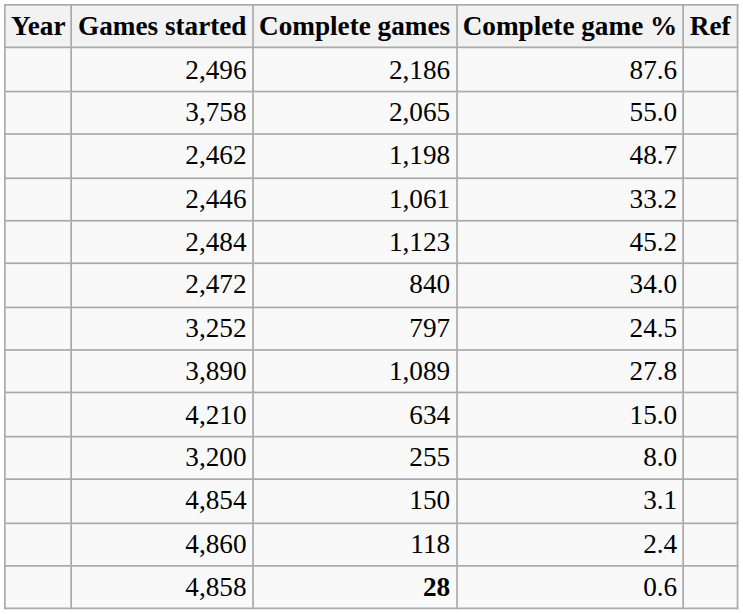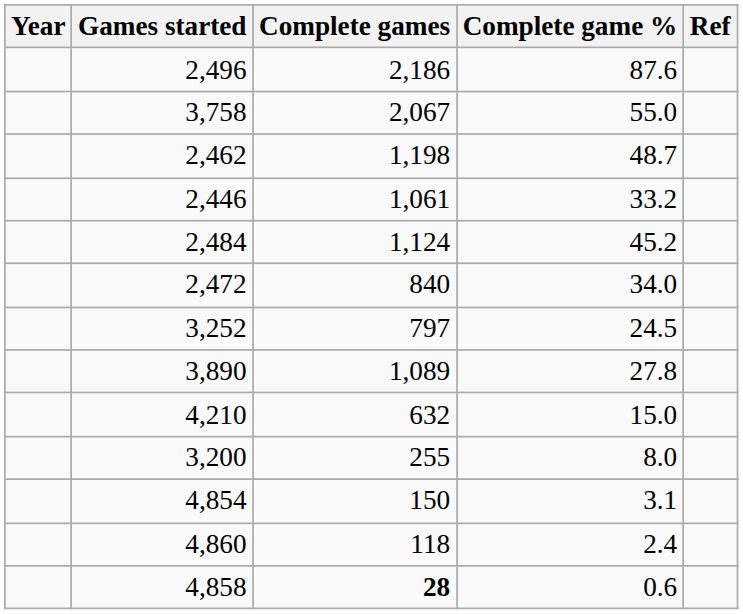(420, 112) 2,065 -> (420, 112) 2,067
(420, 241) 1,123 -> (420, 241) 1,124
(430, 414) 634 -> (430, 414) 632
